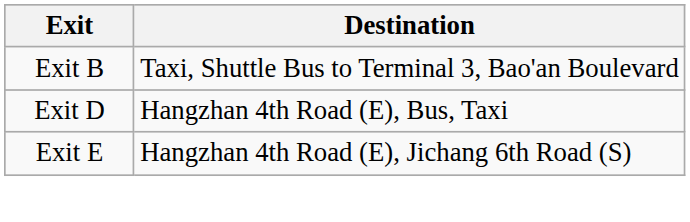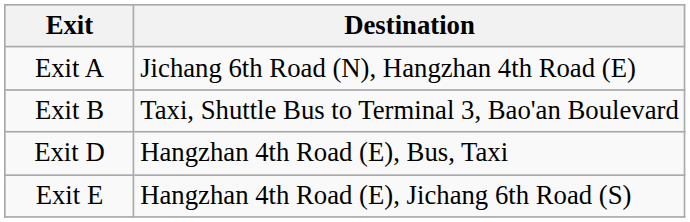+ row: (69, 68)
